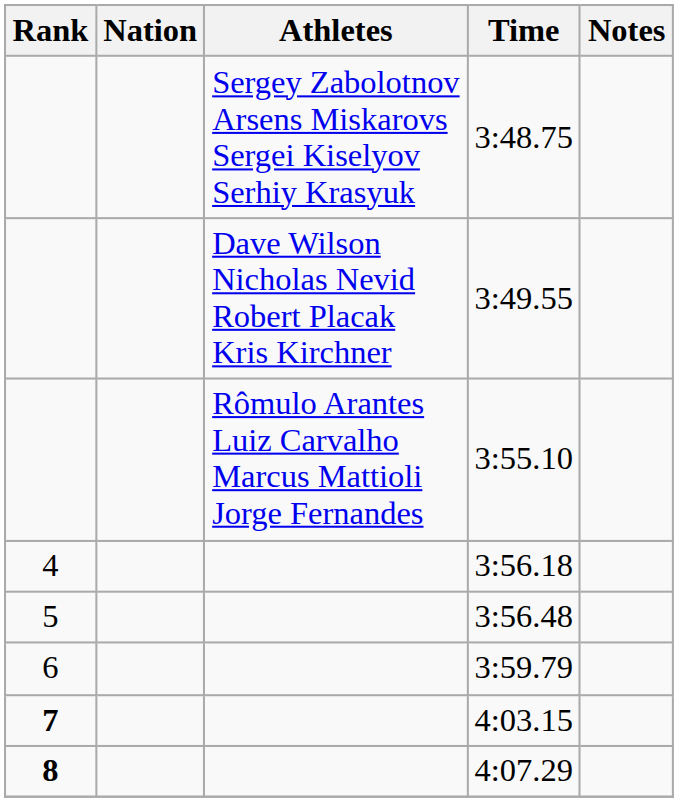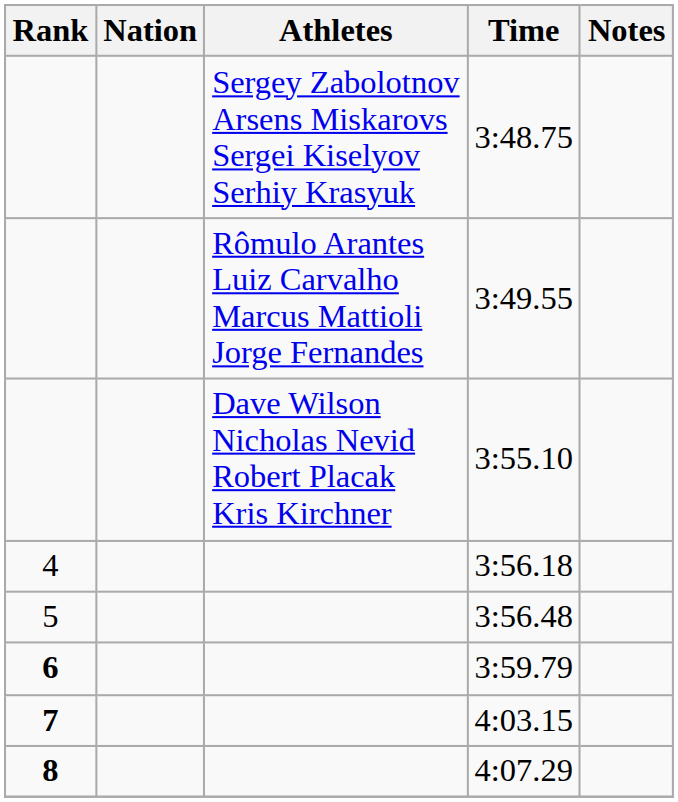(314, 297) Dave Wilson Nicholas Nevid Robert Placak Kris Kirchner -> (318, 297) Rômulo Arantes Luiz Carvalho Marcus Mattioli Jorge Fernandes
(318, 458) Rômulo Arantes Luiz Carvalho Marcus Mattioli Jorge Fernandes -> (314, 458) Dave Wilson Nicholas Nevid Robert Placak Kris Kirchner
(50, 668) normal -> (50, 668) bold
